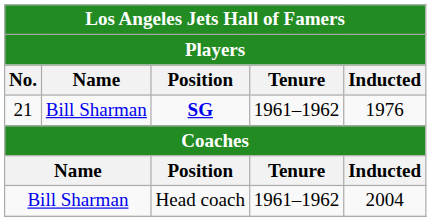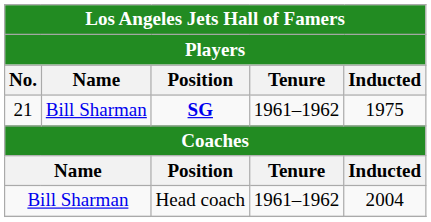(385, 110) 1976 -> (385, 110) 1975
